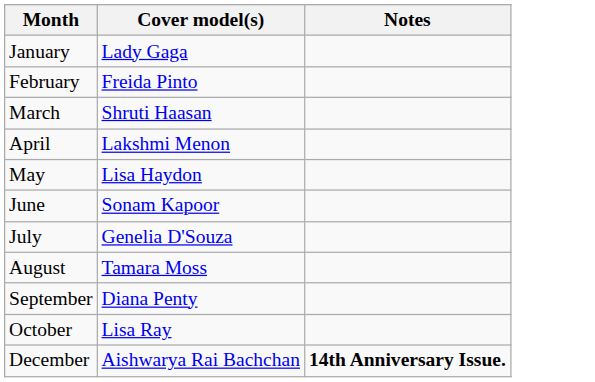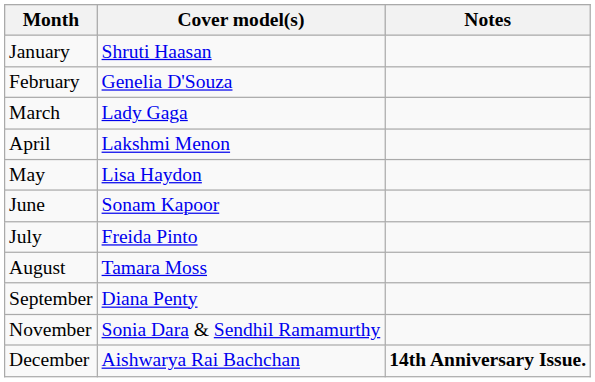(145, 50) Lady Gaga -> (157, 50) Shruti Haasan
(150, 81) Freida Pinto -> (167, 81) Genelia D'Souza
(157, 112) Shruti Haasan -> (145, 112) Lady Gaga
(167, 236) Genelia D'Souza -> (150, 236) Freida Pinto
- row: (41, 329)
+ row: (50, 329)
